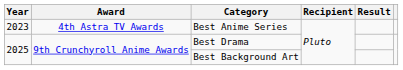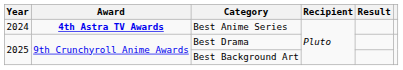(18, 27) 2023 -> (18, 27) 2024
(111, 27) normal -> (111, 27) bold
